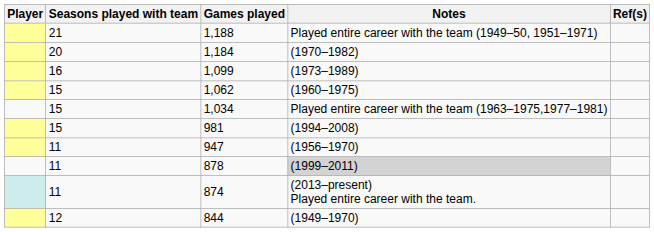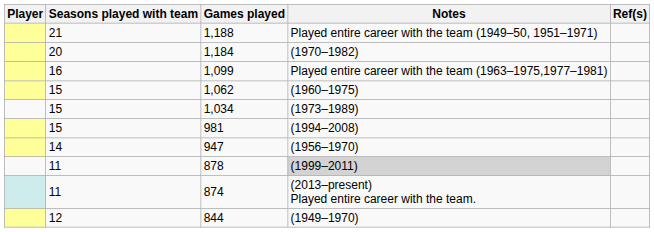(325, 71) (1973–1989) -> (449, 71) Played entire career with the team (1963–1975,1977–1981)
(449, 109) Played entire career with the team (1963–1975,1977–1981) -> (325, 109) (1973–1989)
(55, 147) 11 -> (55, 147) 14
